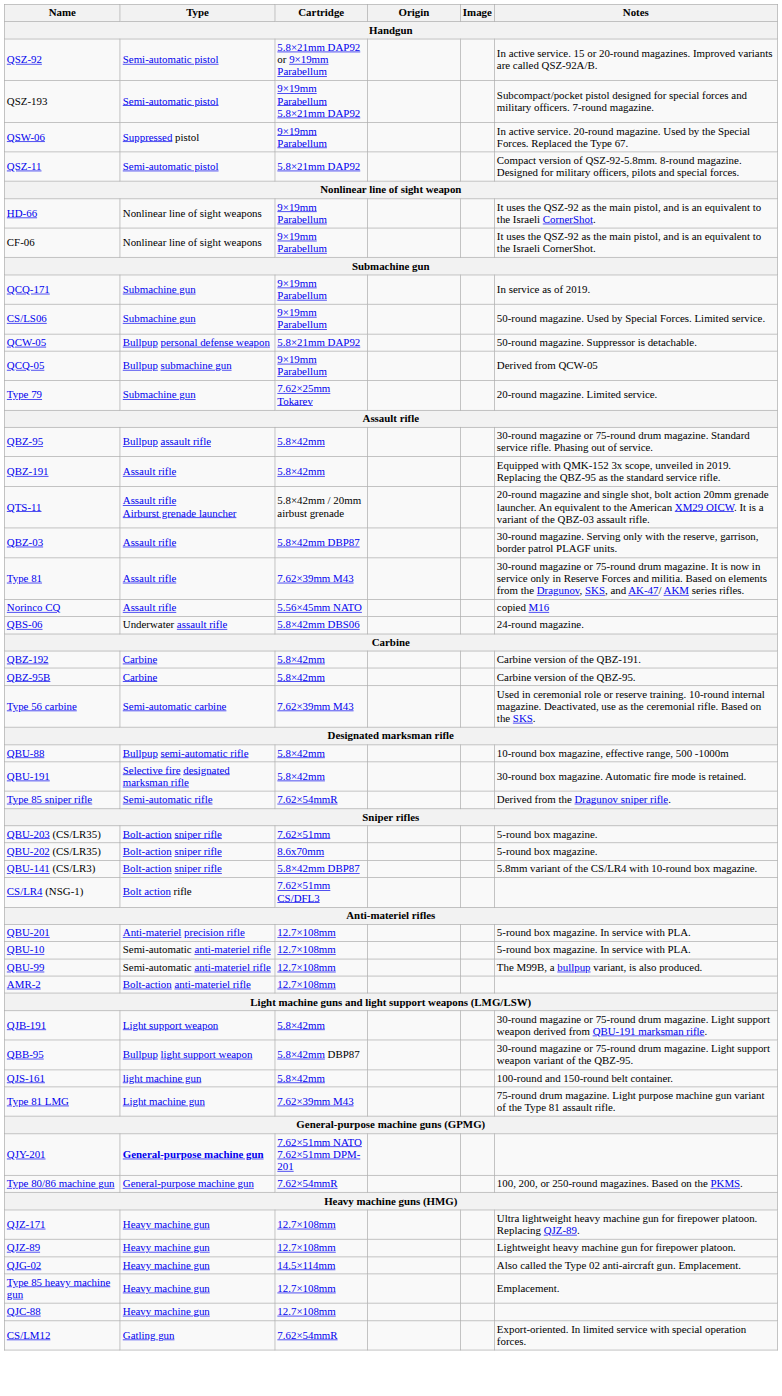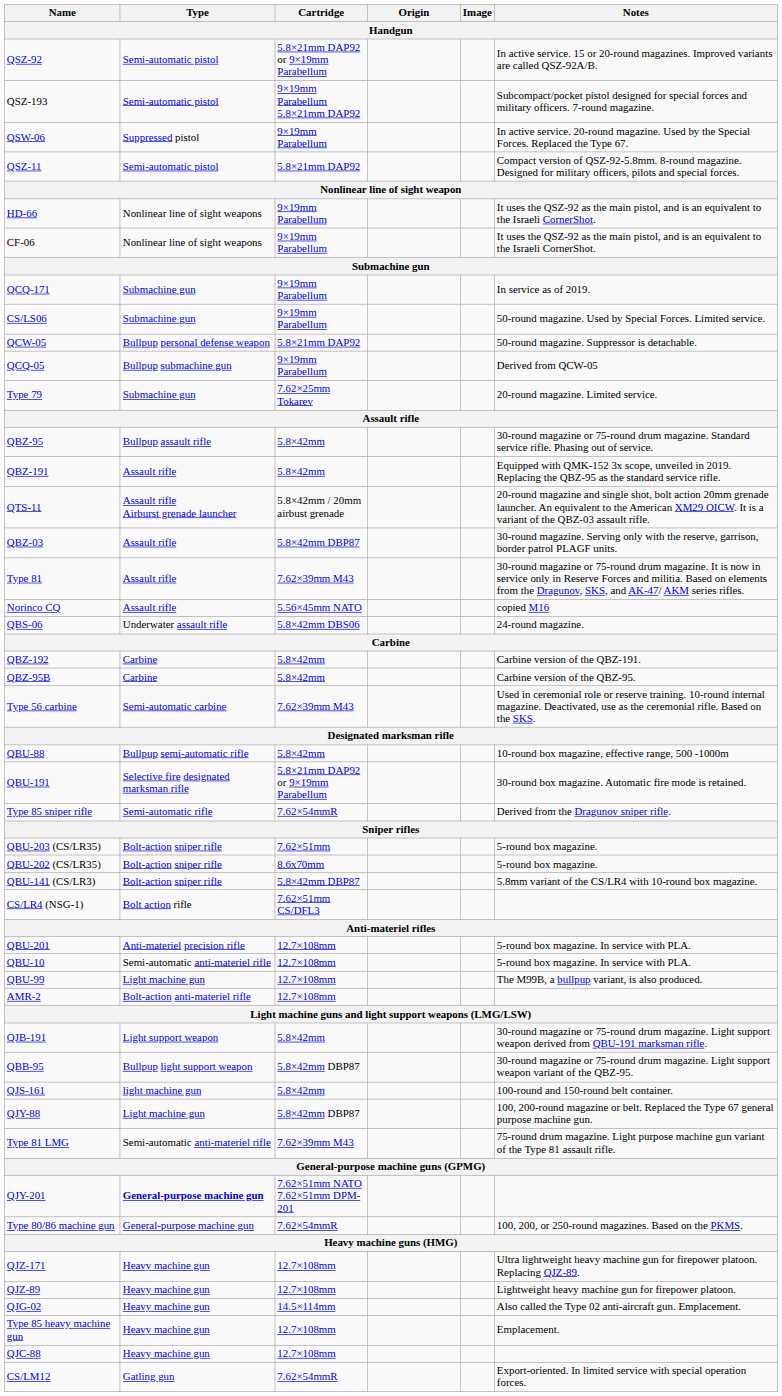(301, 776) 5.8×42mm -> (319, 782) 5.8×21mm DAP92 or 9×19mm Parabellum
(197, 967) Semi-automatic anti-materiel rifle -> (164, 979) Light machine gun
+ row: (23, 1113)
(164, 1101) Light machine gun -> (197, 1143) Semi-automatic anti-materiel rifle
